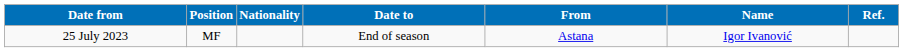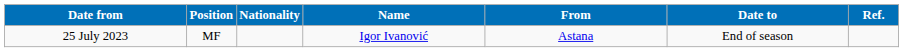columns swapped: (758, 15) <-> (394, 15)
